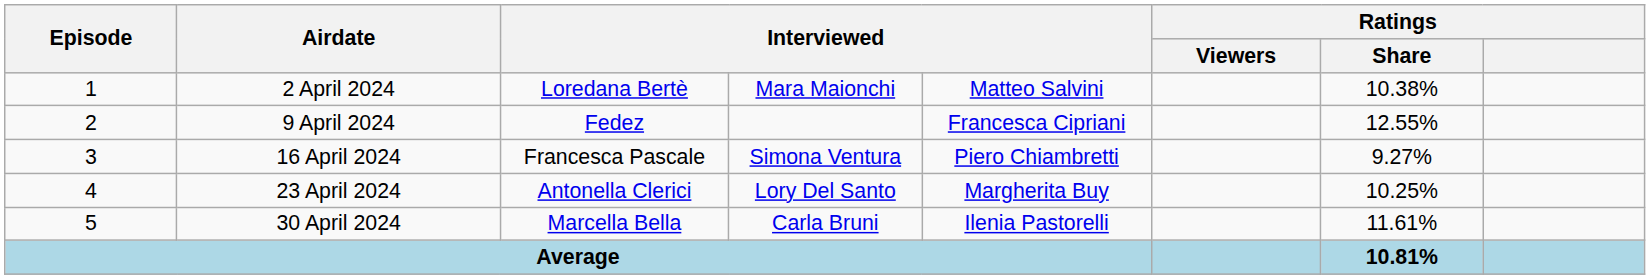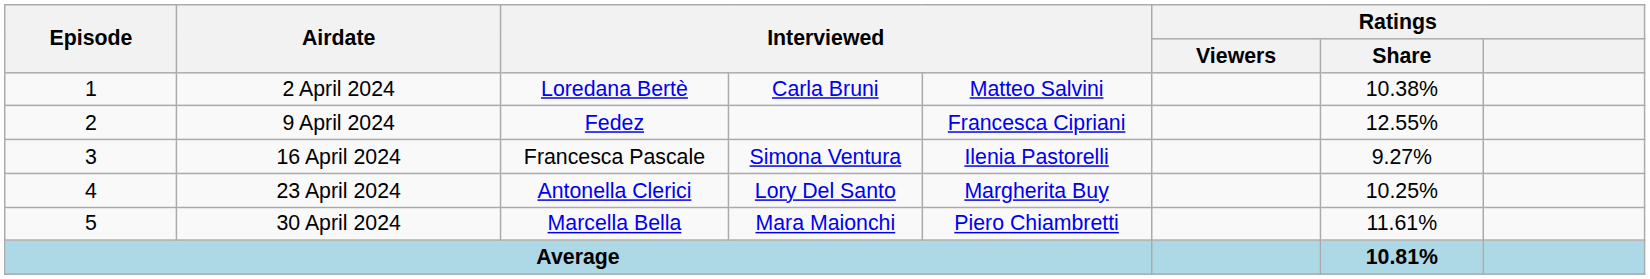(825, 89) Mara Maionchi -> (825, 89) Carla Bruni
(1037, 157) Piero Chiambretti -> (1037, 157) Ilenia Pastorelli
(825, 224) Carla Bruni -> (825, 224) Mara Maionchi
(1037, 224) Ilenia Pastorelli -> (1037, 224) Piero Chiambretti
